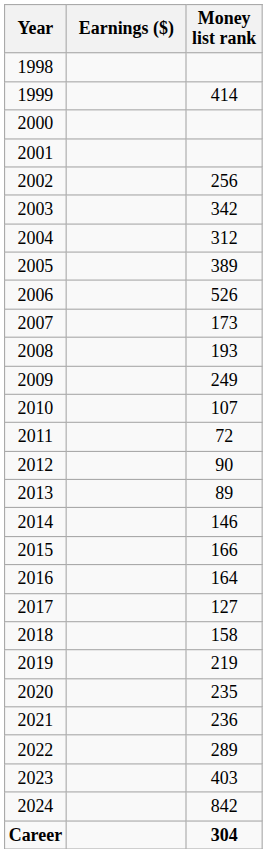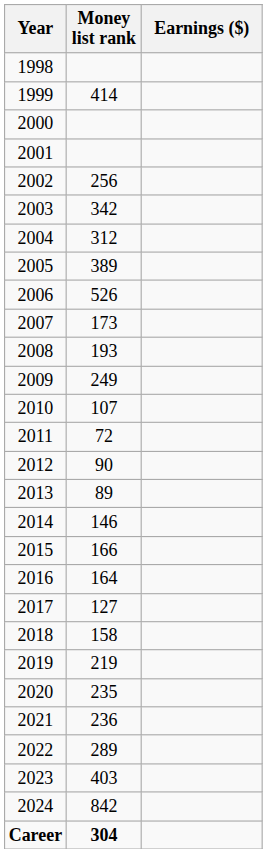columns swapped: (126, 28) <-> (224, 28)
